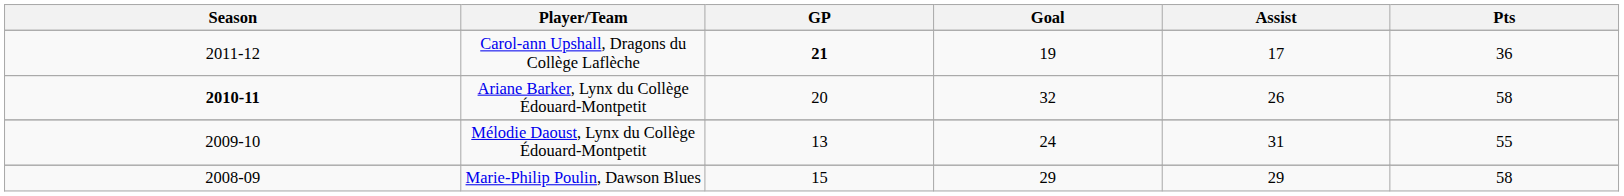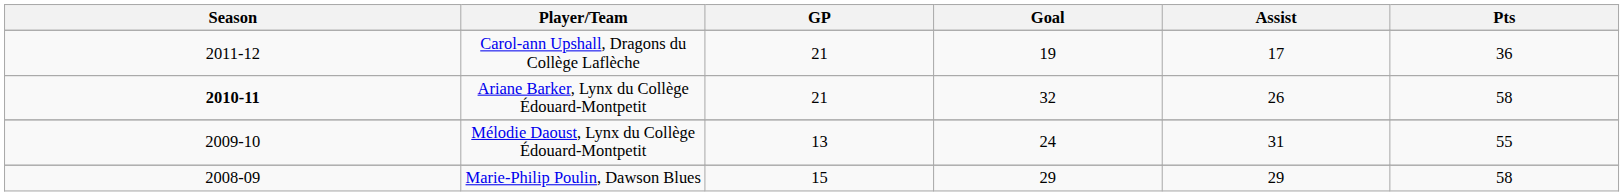(819, 52) bold -> (819, 52) normal
(819, 97) 20 -> (819, 97) 21
